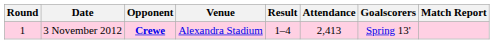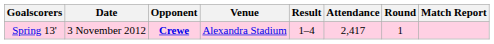columns swapped: (23, 13) <-> (388, 13)
(329, 30) 2,413 -> (353, 30) 2,417
